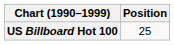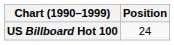(145, 31) 25 -> (145, 31) 24
